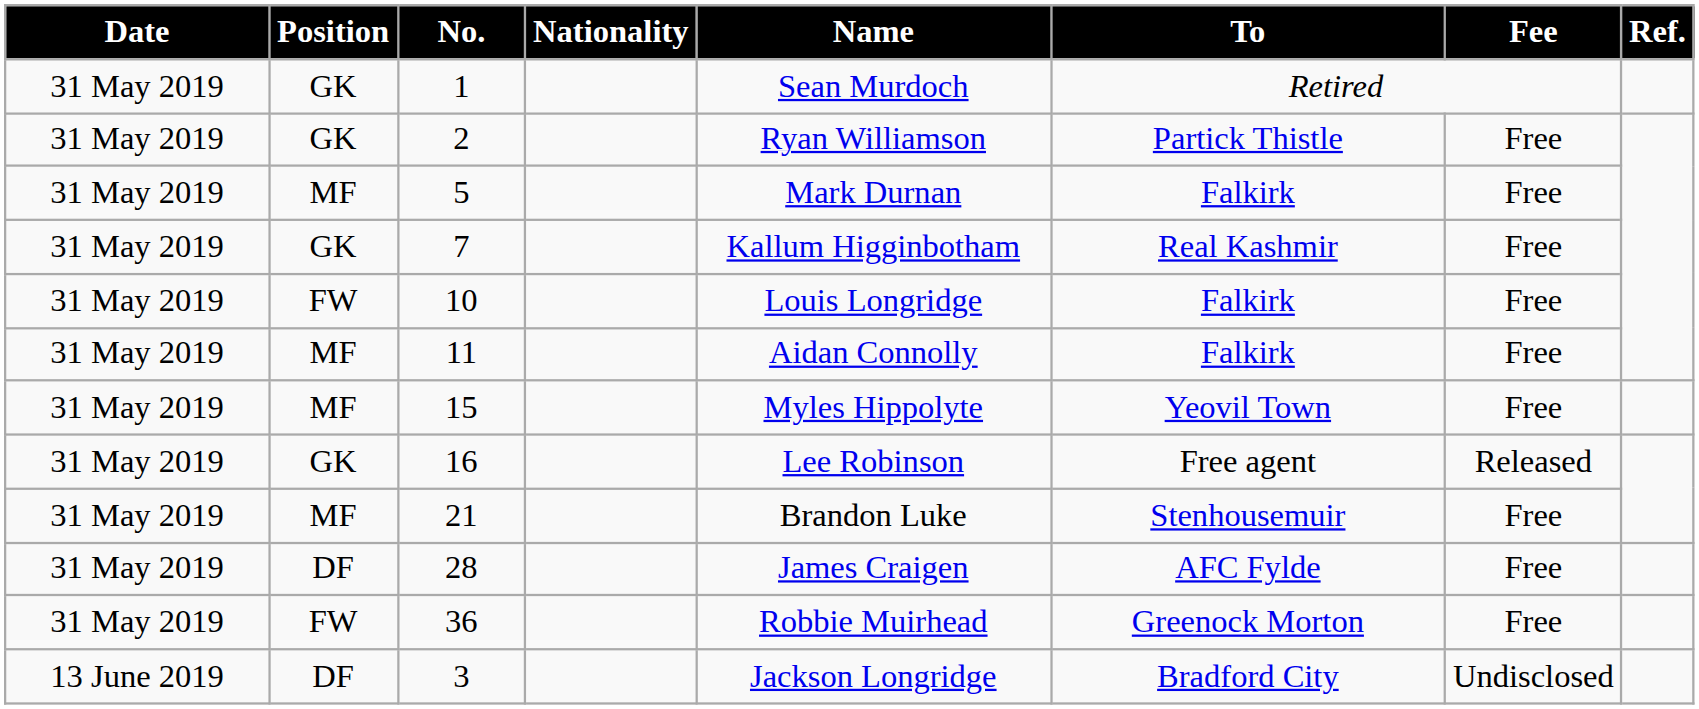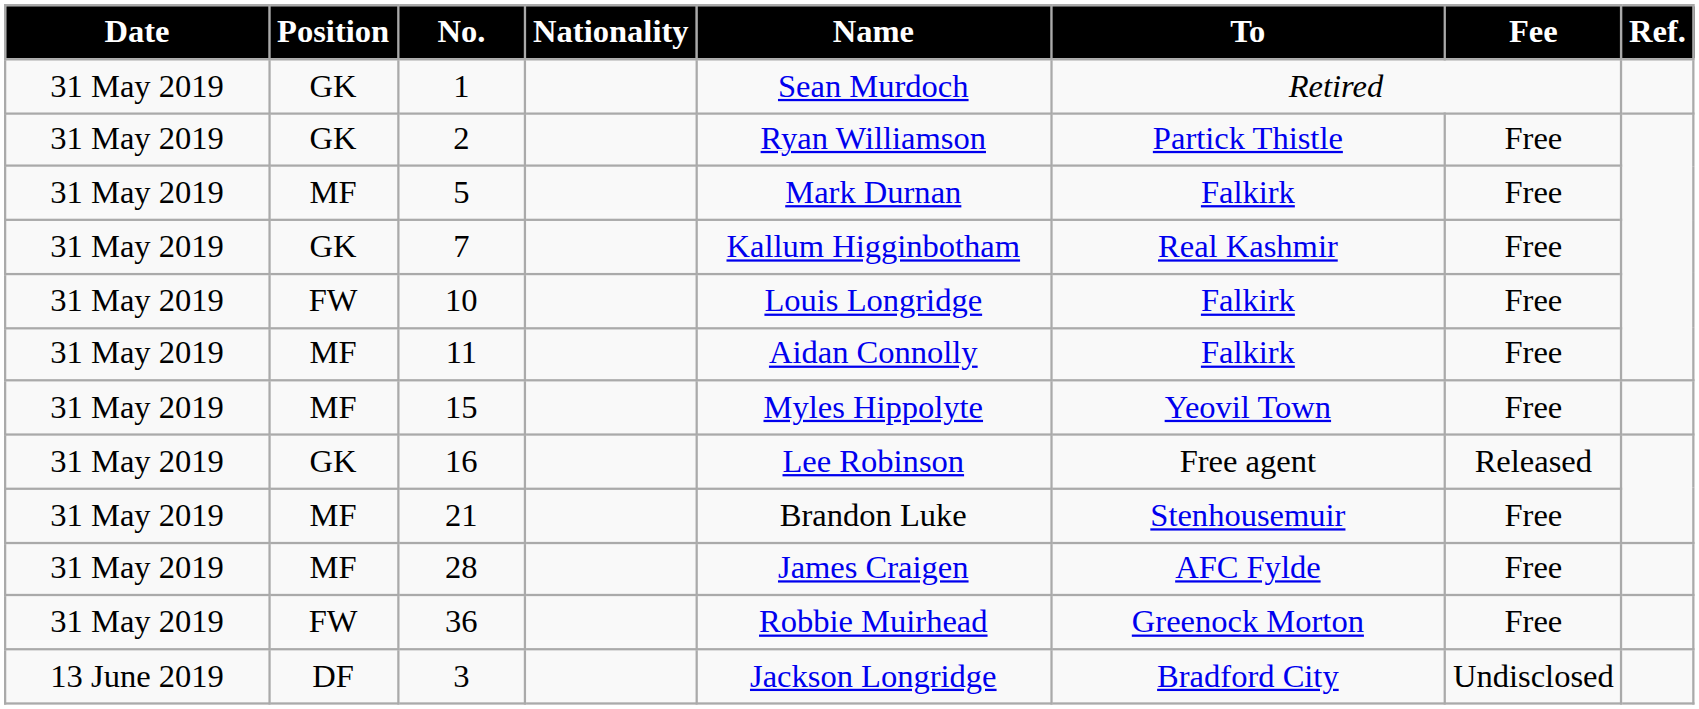(333, 568) DF -> (333, 568) MF
